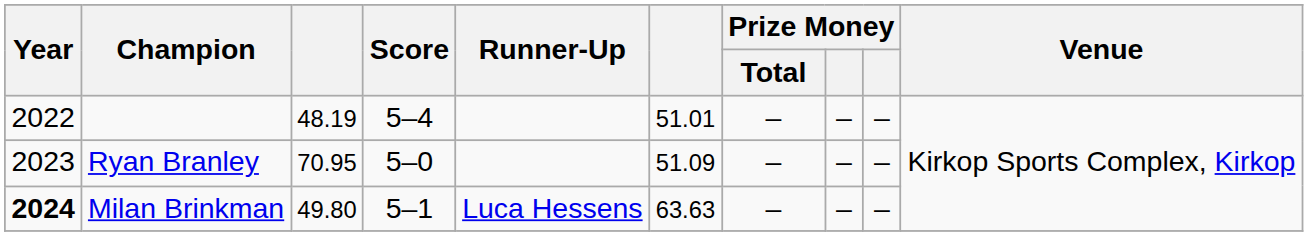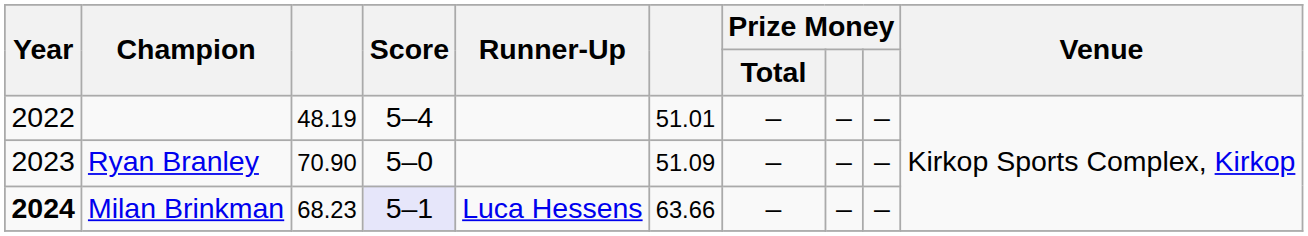(327, 164) 70.95 -> (327, 164) 70.90
(327, 209) 49.80 -> (327, 209) 68.23
(409, 207) no background -> (409, 207) lavender background
(685, 209) 63.63 -> (685, 209) 63.66
